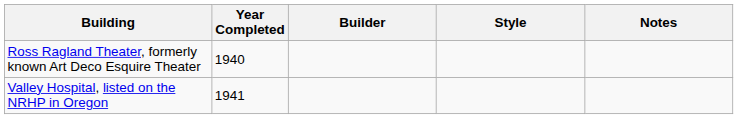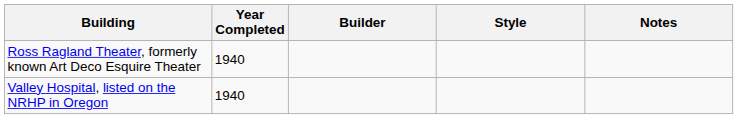(230, 95) 1941 -> (230, 95) 1940
